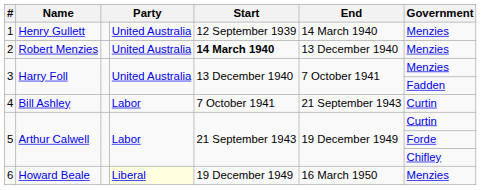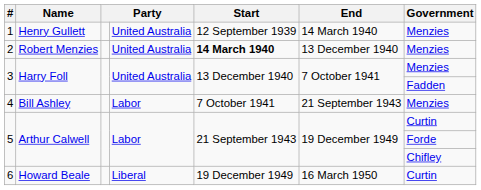(422, 103) Curtin -> (428, 103) Menzies
(129, 175) lightyellow background -> (129, 175) no background
(428, 175) Menzies -> (422, 175) Curtin
